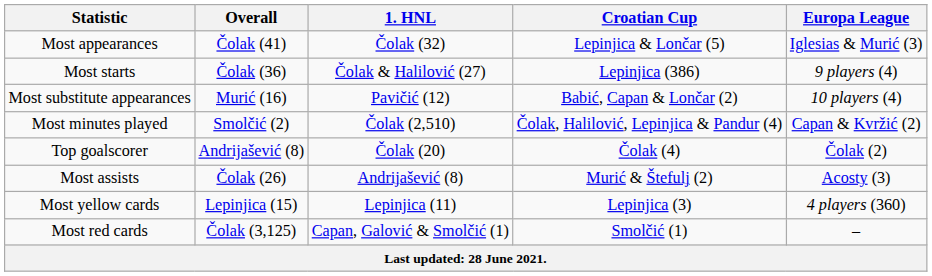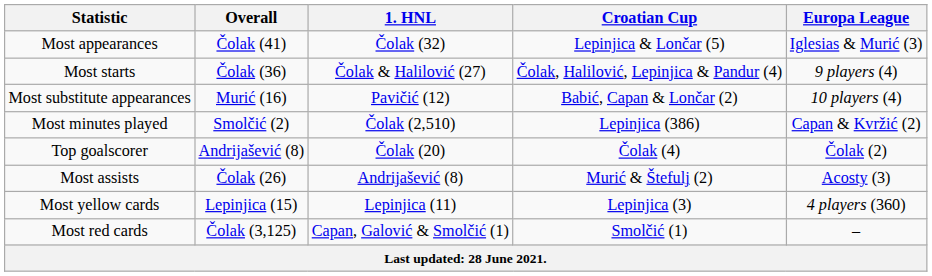(649, 70) Lepinjica (386) -> (649, 70) Čolak, Halilović, Lepinjica & Pandur (4)
(649, 124) Čolak, Halilović, Lepinjica & Pandur (4) -> (649, 124) Lepinjica (386)
